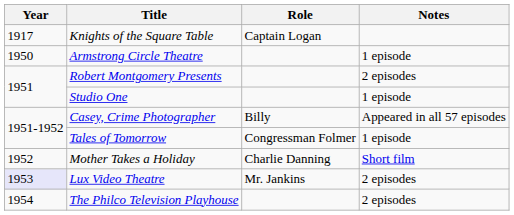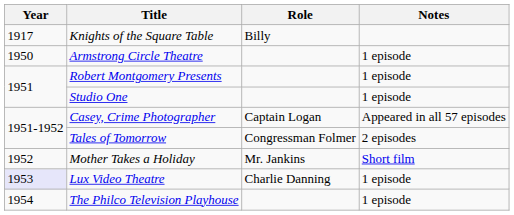(283, 35) Captain Logan -> (258, 35) Billy
(389, 76) 2 episodes -> (386, 76) 1 episode
(258, 117) Billy -> (283, 117) Captain Logan
(386, 138) 1 episode -> (389, 138) 2 episodes
(288, 158) Charlie Danning -> (275, 158) Mr. Jankins
(275, 179) Mr. Jankins -> (288, 179) Charlie Danning
(389, 179) 2 episodes -> (386, 179) 1 episode
(389, 199) 2 episodes -> (386, 199) 1 episode
